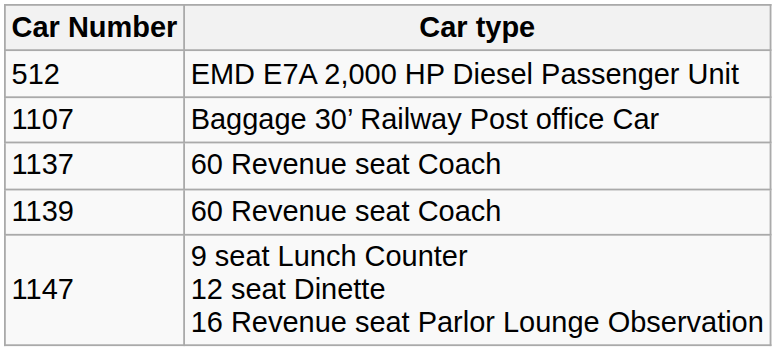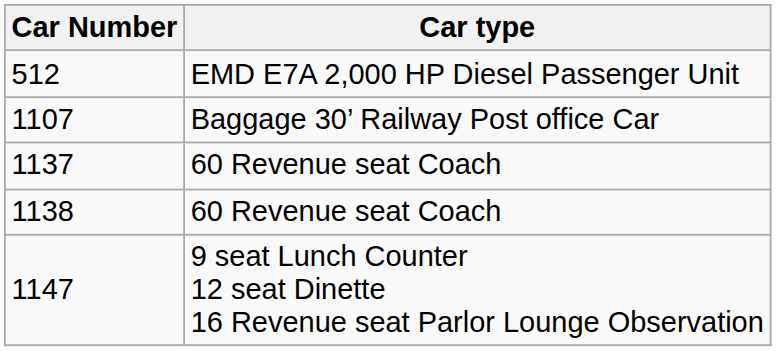+ row: (43, 211)
- row: (43, 211)
